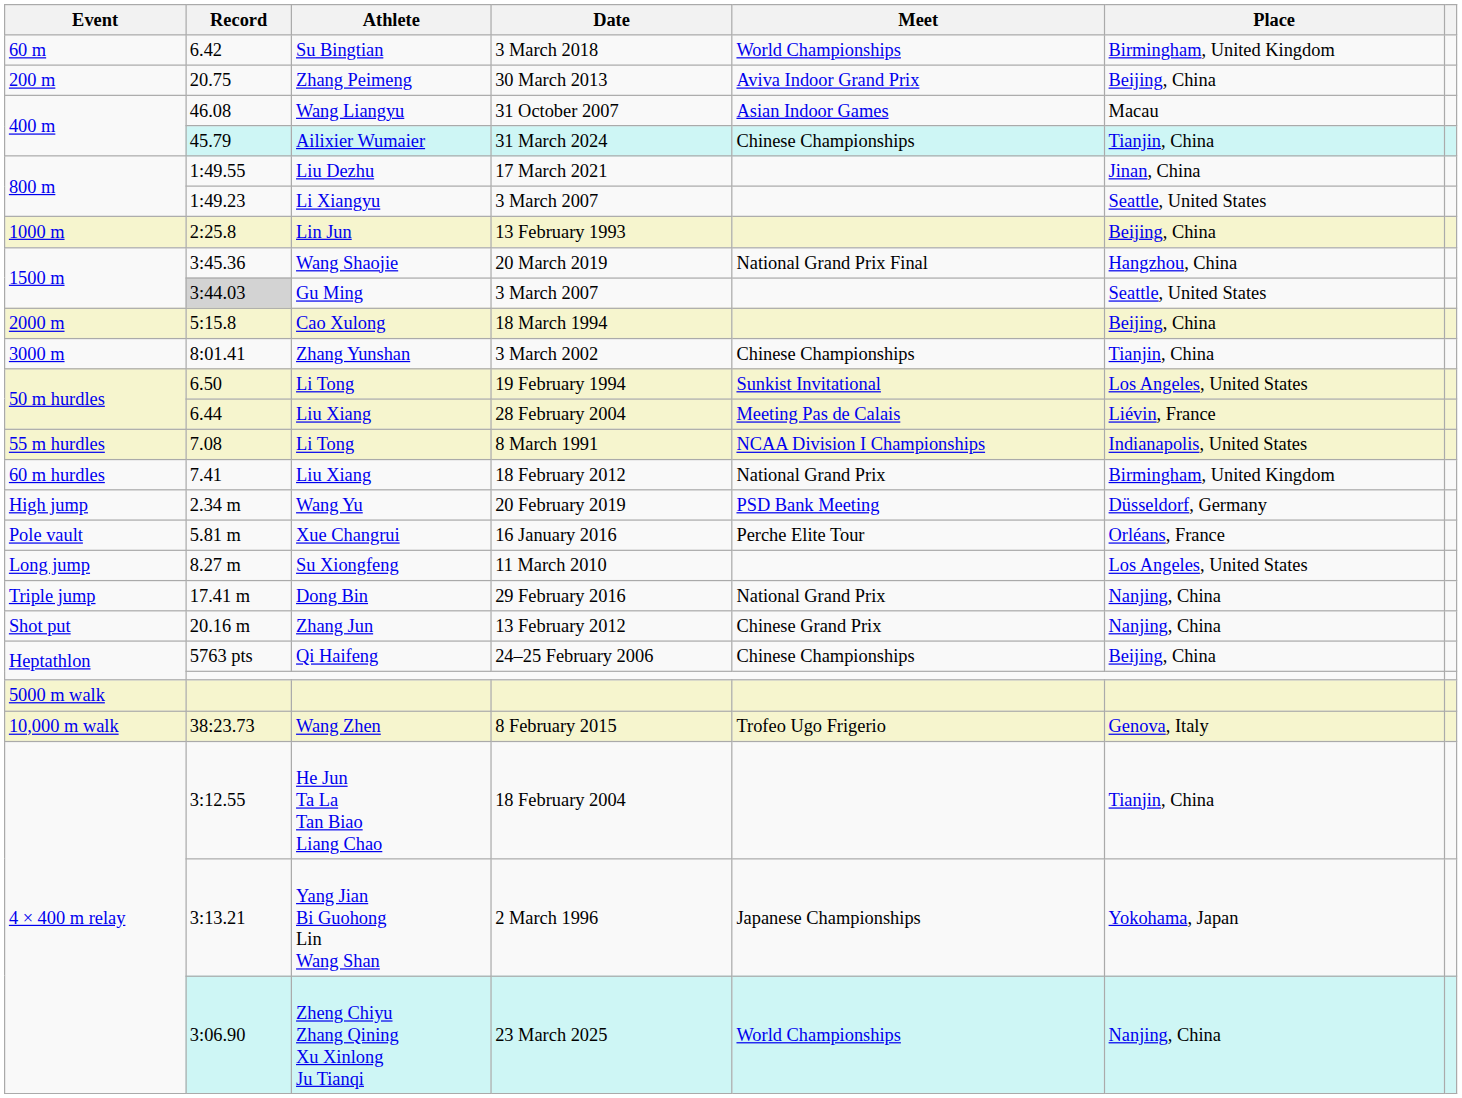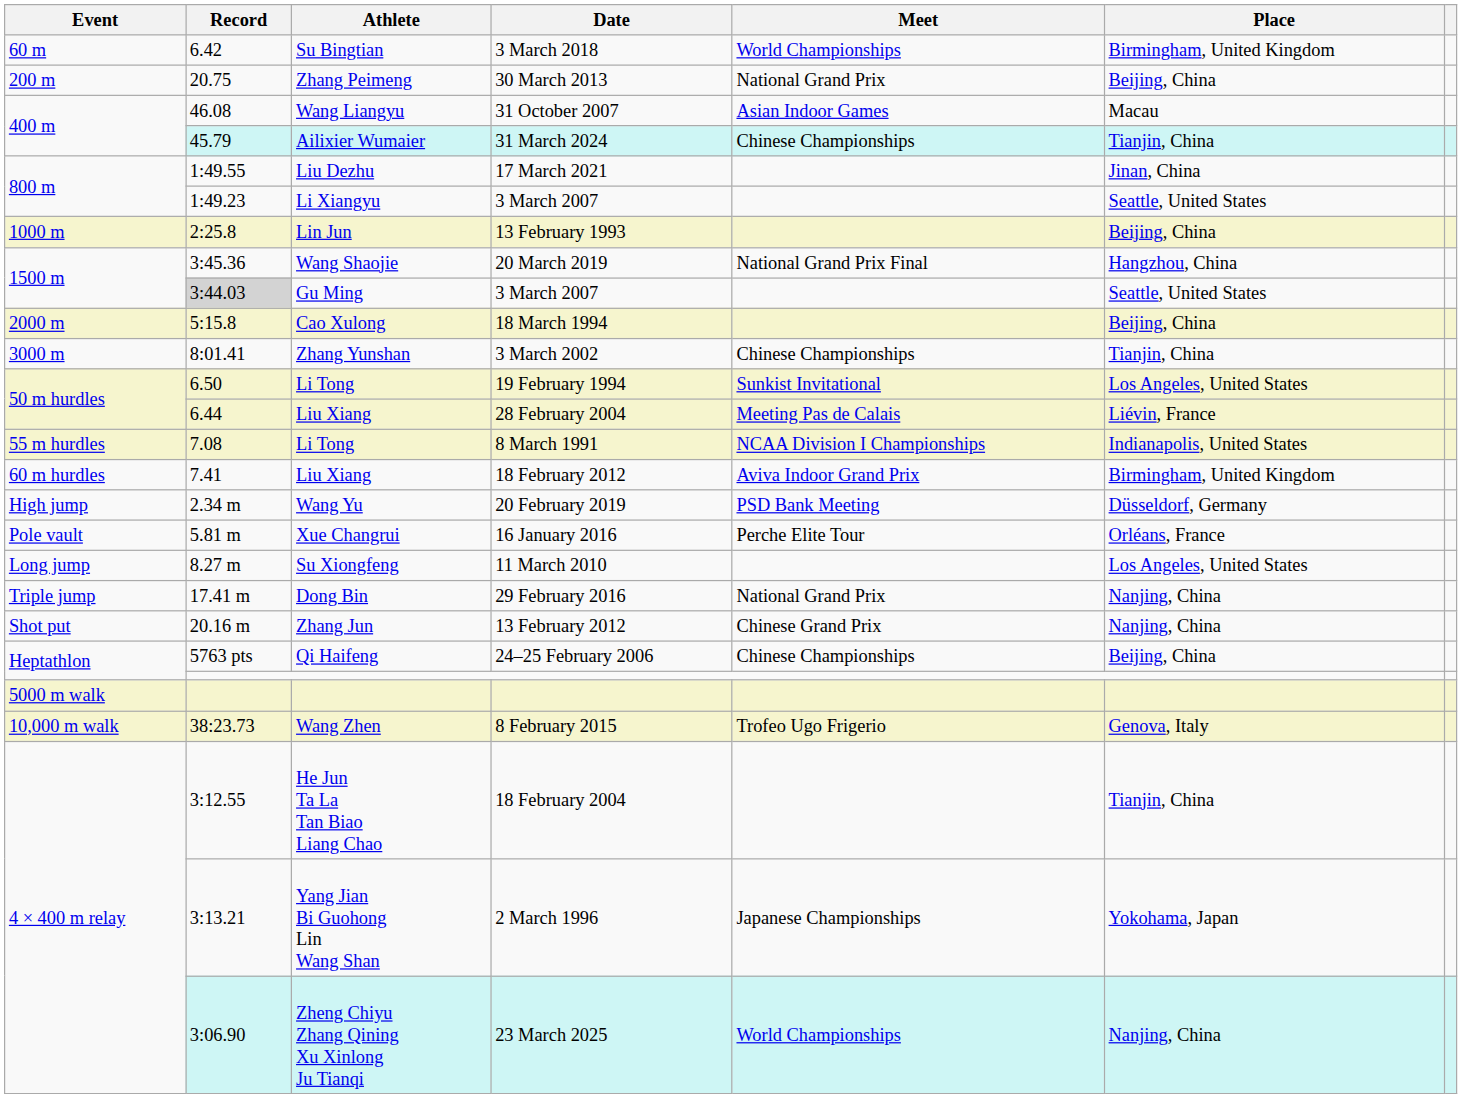(828, 80) Aviva Indoor Grand Prix -> (811, 80) National Grand Prix
(811, 474) National Grand Prix -> (828, 474) Aviva Indoor Grand Prix
